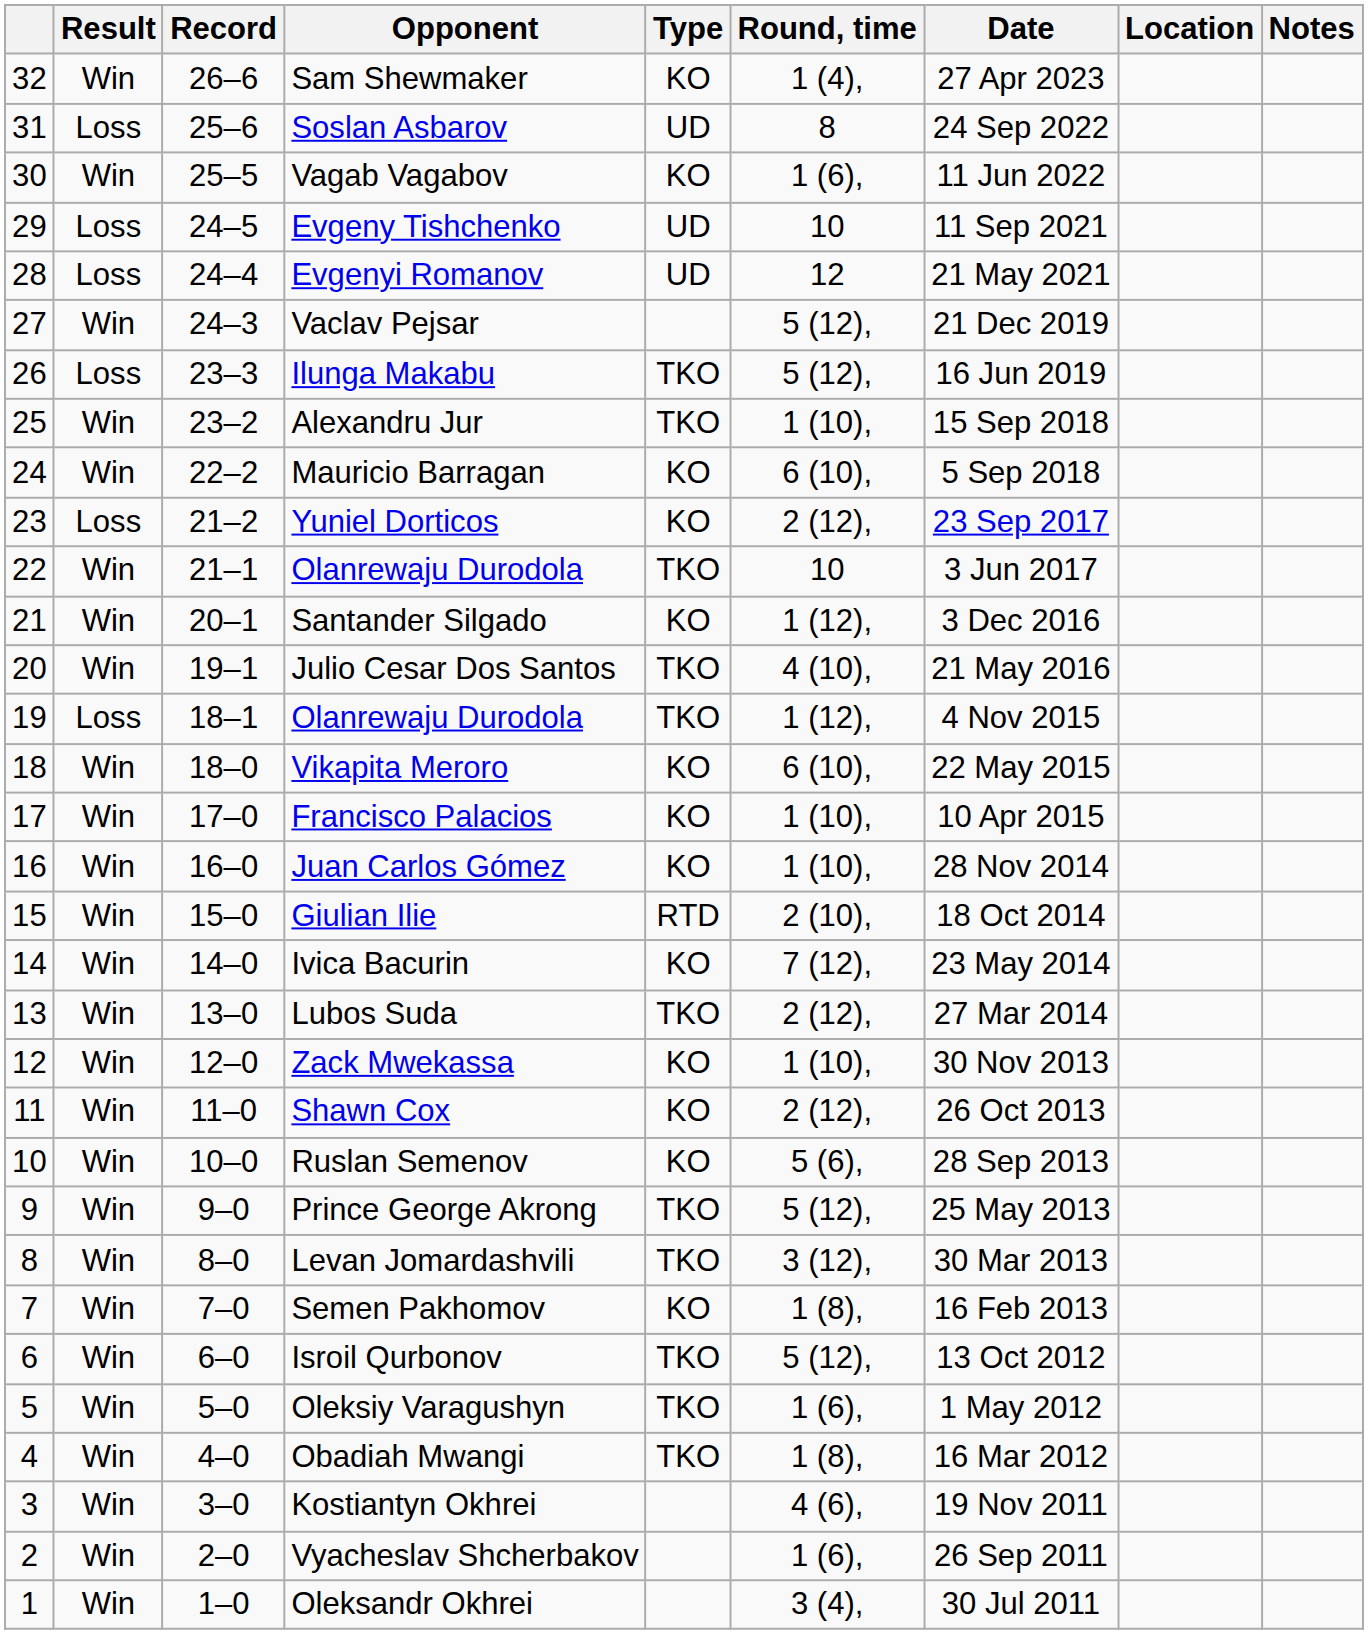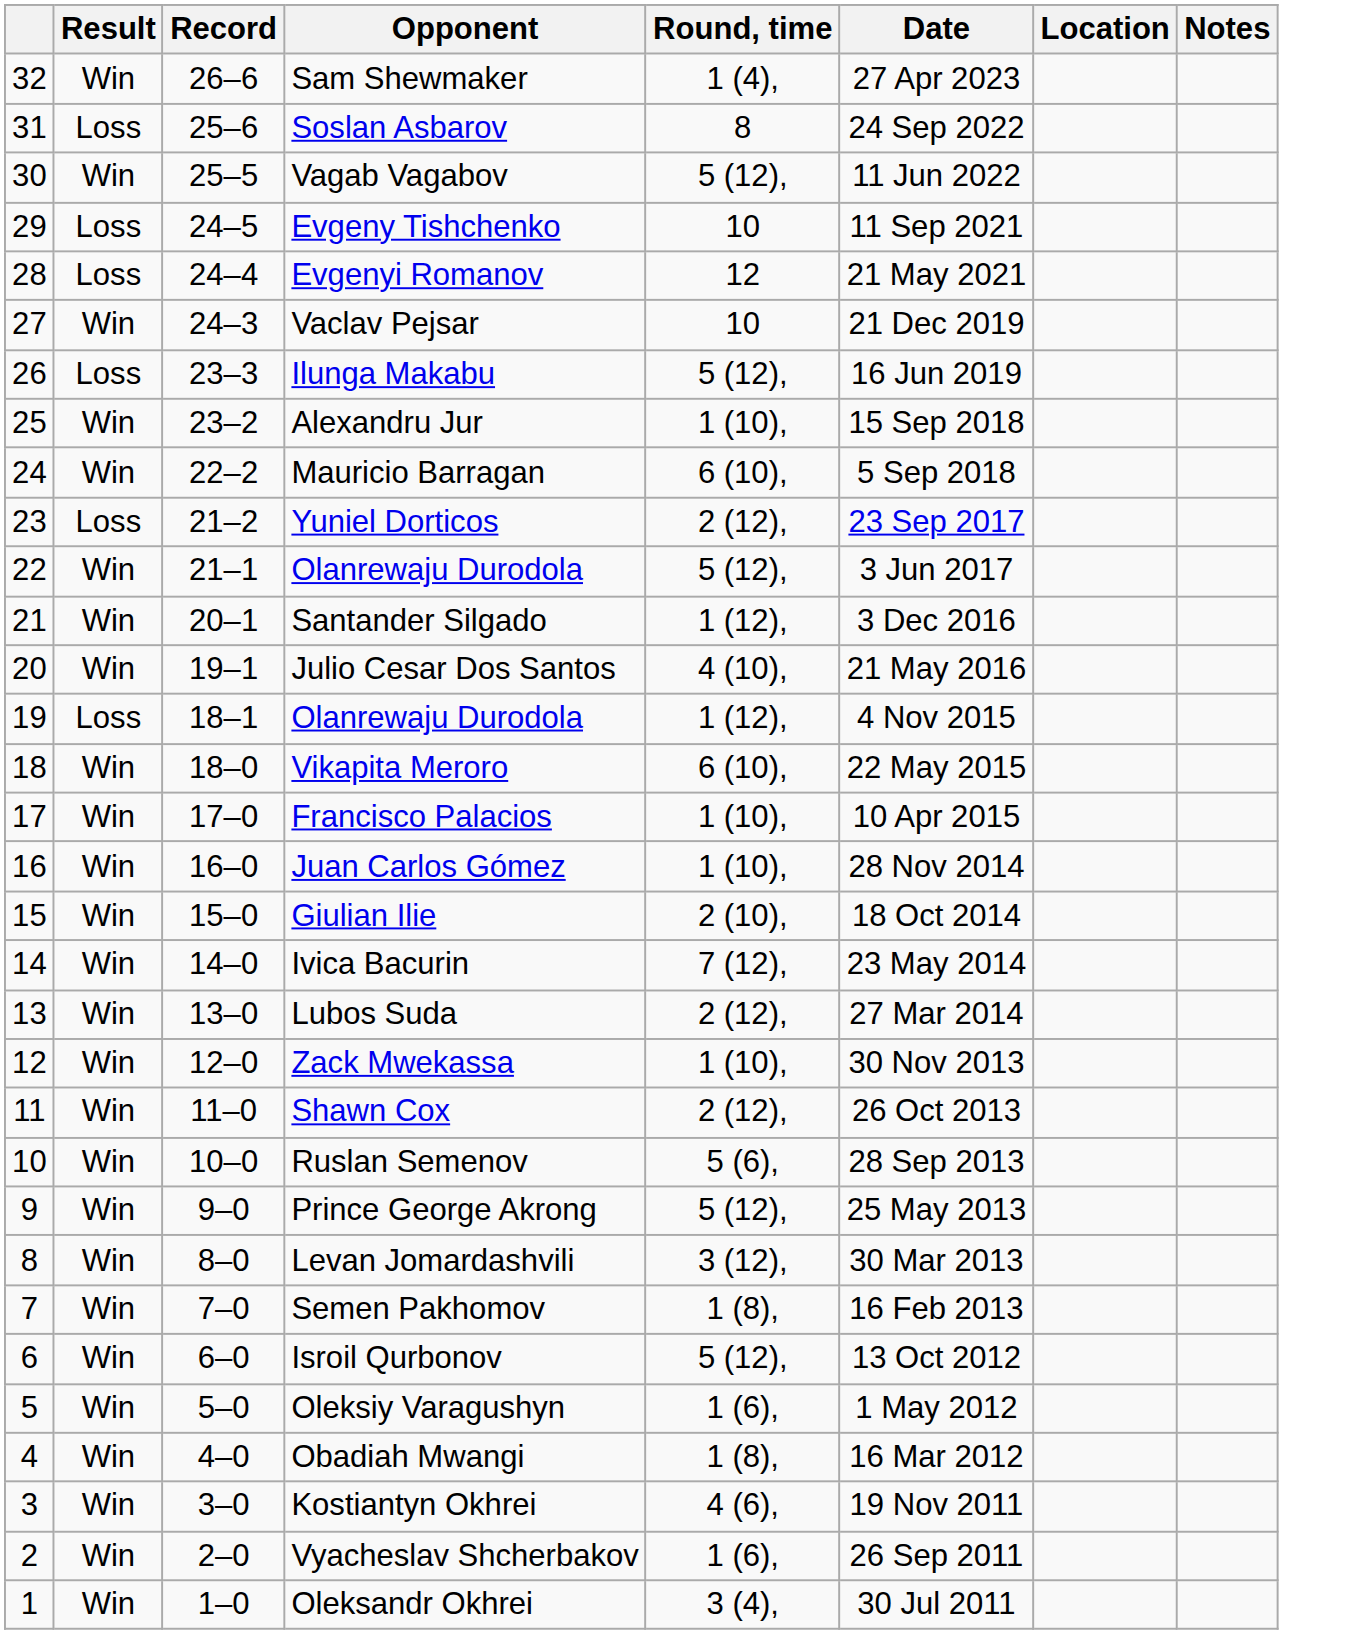- column: (688, 29)
(827, 176) 1 (6), -> (743, 176) 5 (12),
(827, 324) 5 (12), -> (743, 324) 10
(827, 570) 10 -> (743, 570) 5 (12),
